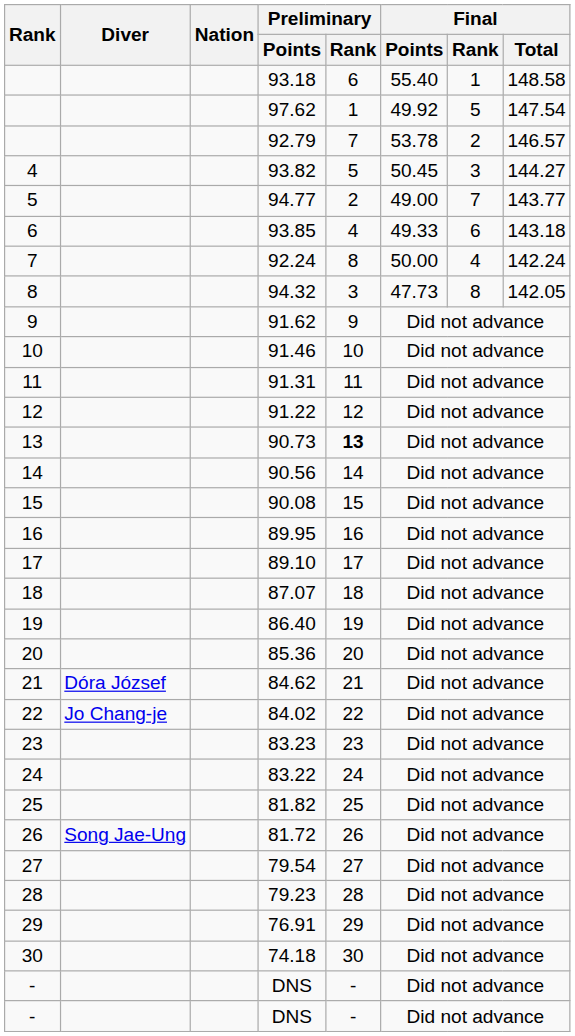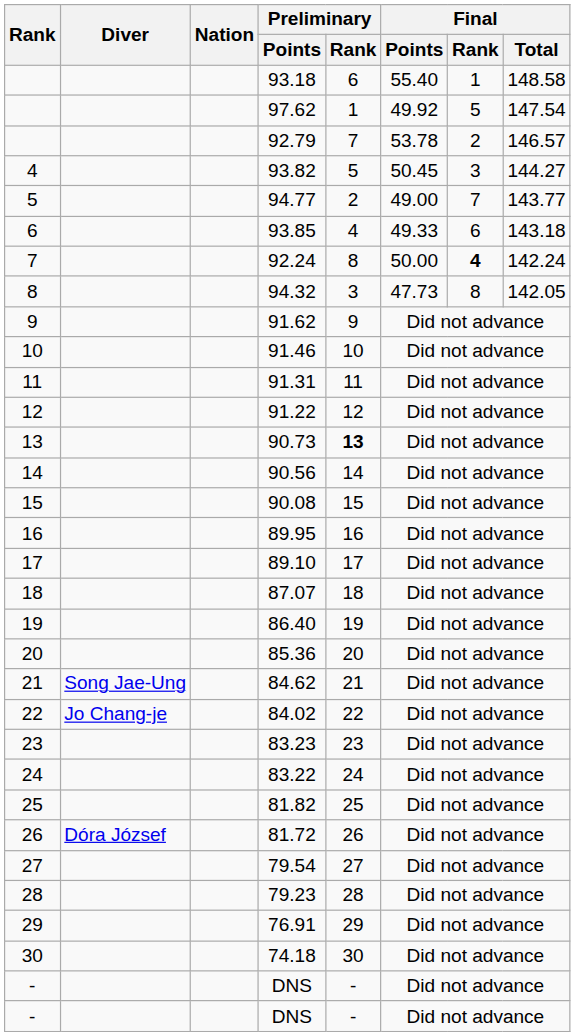(475, 261) normal -> (475, 261) bold
(115, 683) Dóra József -> (125, 683) Song Jae-Ung
(125, 834) Song Jae-Ung -> (115, 834) Dóra József
